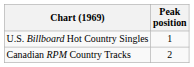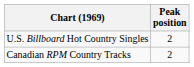(170, 39) 1 -> (170, 39) 2
